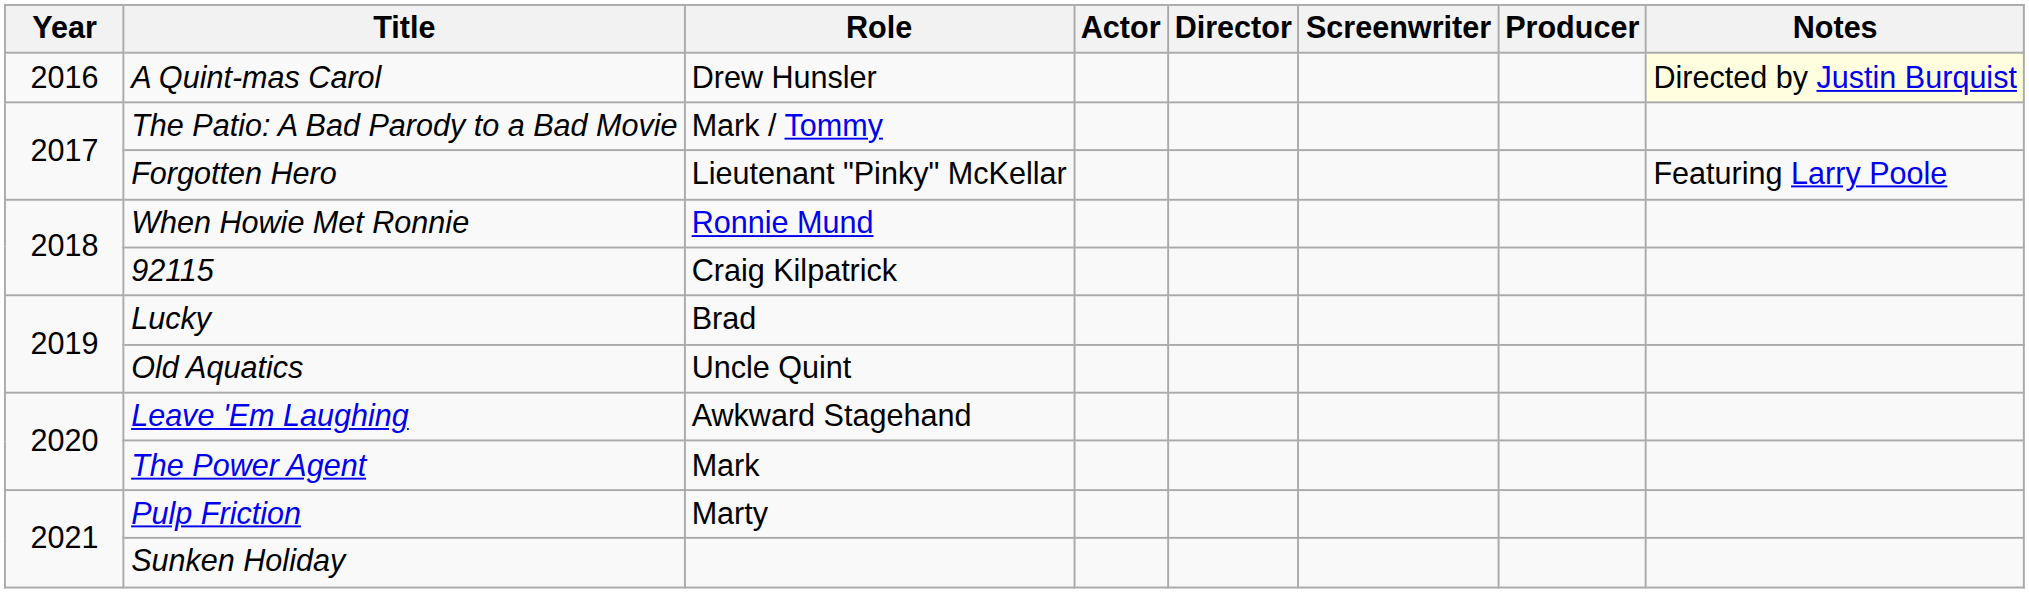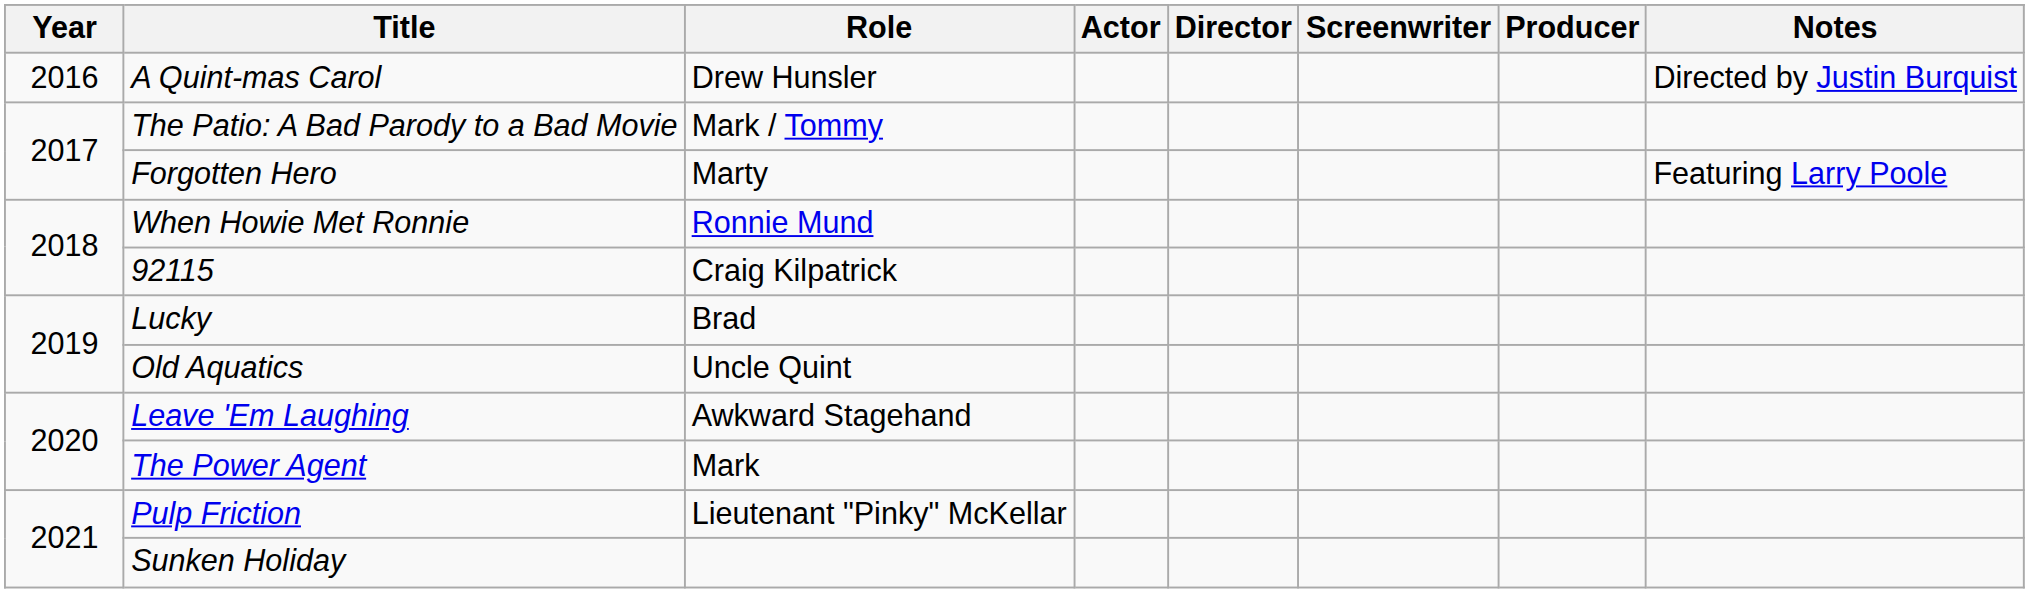(1835, 77) lightyellow background -> (1835, 77) no background
(879, 174) Lieutenant "Pinky" McKellar -> (730, 174) Marty
(730, 513) Marty -> (879, 513) Lieutenant "Pinky" McKellar
